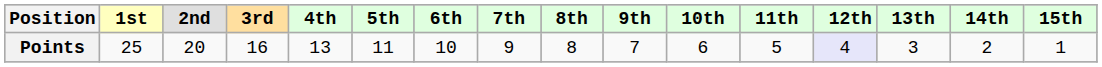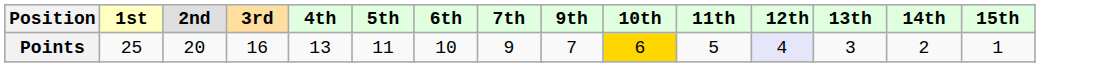- column: (572, 19)
(703, 47) no background -> (640, 47) gold background
